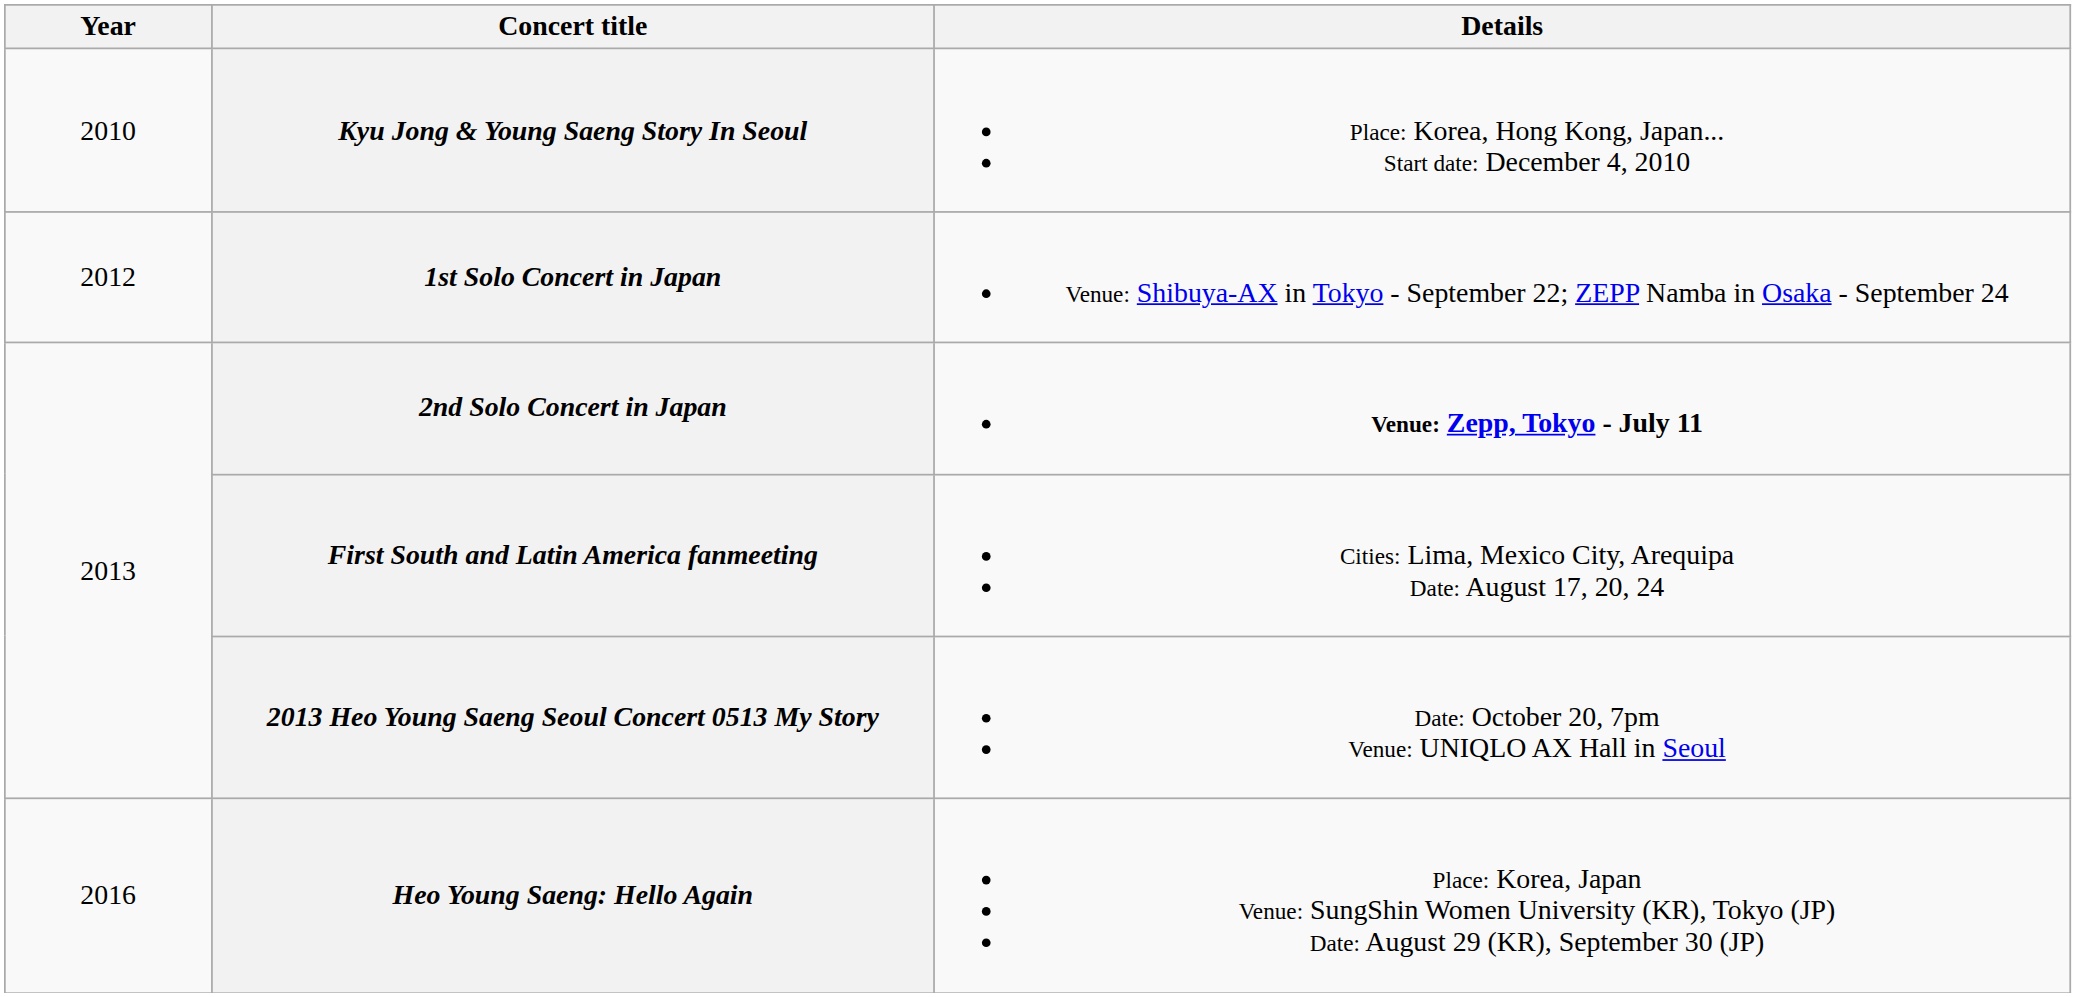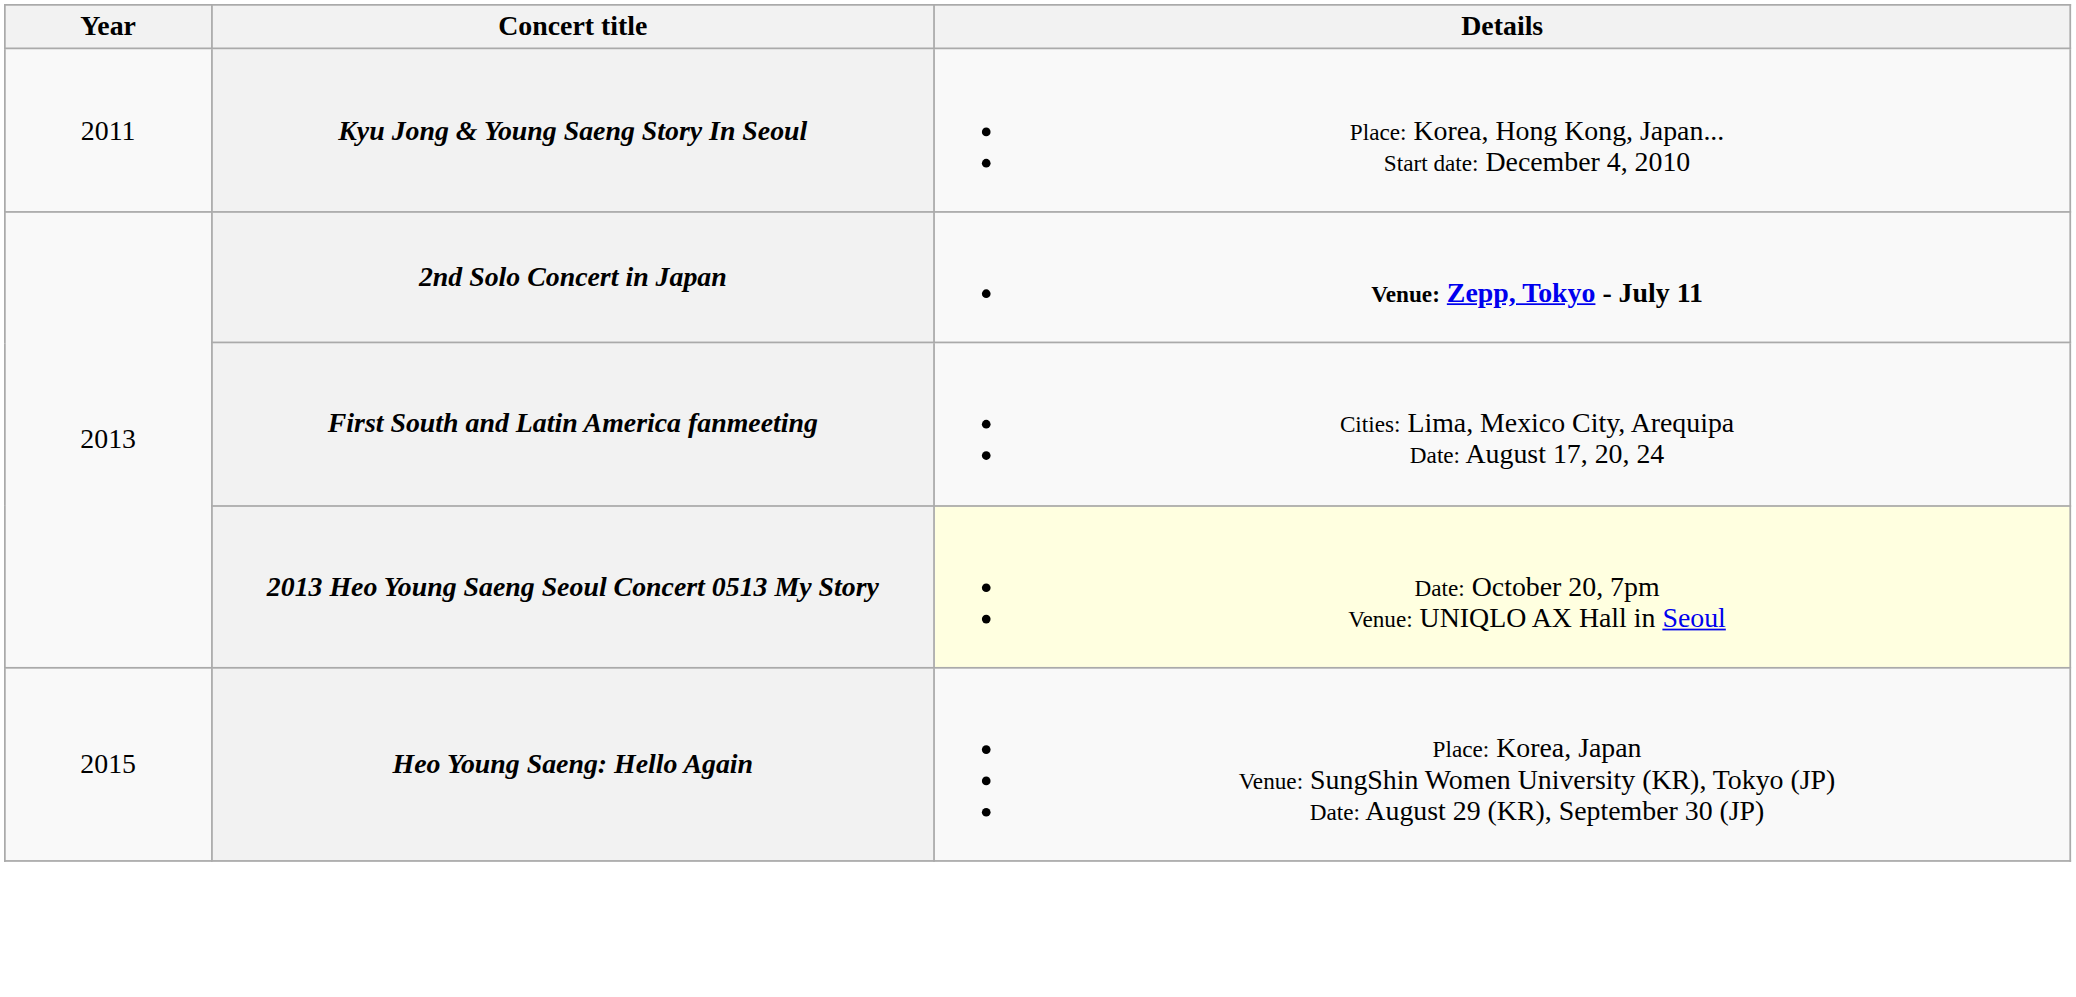(108, 129) 2010 -> (108, 129) 2011
- row: (573, 276)
(1502, 733) no background -> (1502, 602) lightyellow background
(108, 895) 2016 -> (108, 764) 2015
